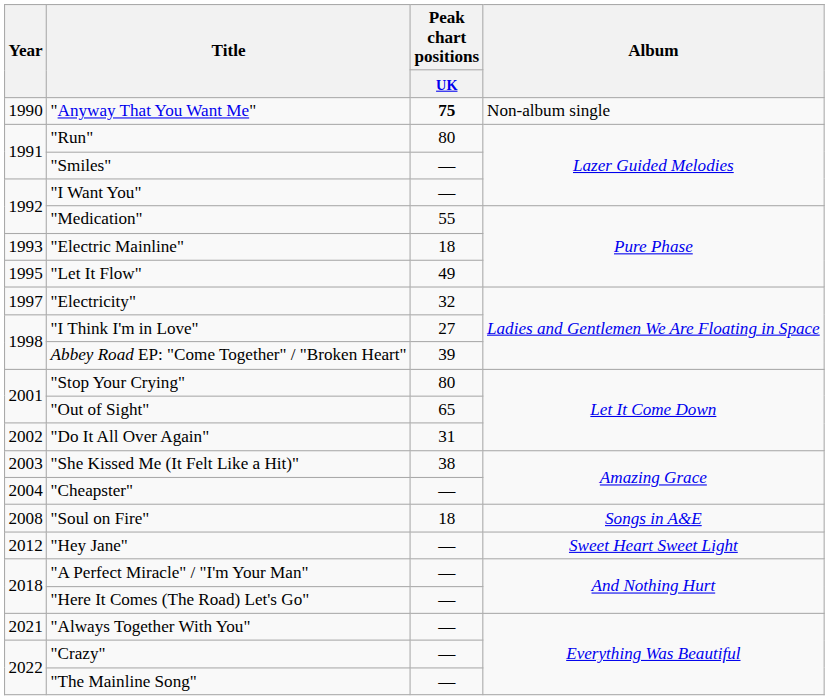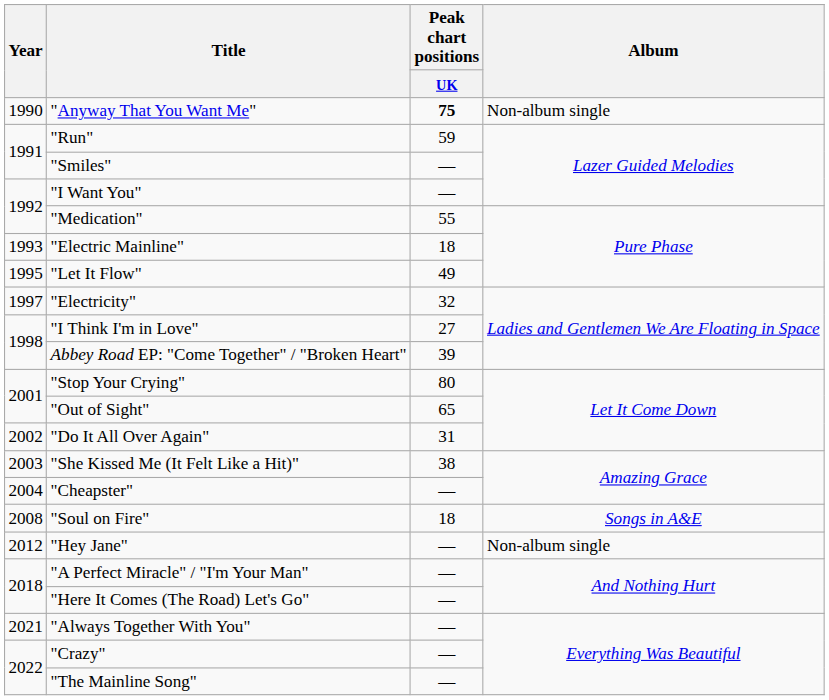(447, 138) 80 -> (447, 138) 59
(653, 545) Sweet Heart Sweet Light -> (549, 545) Non-album single
